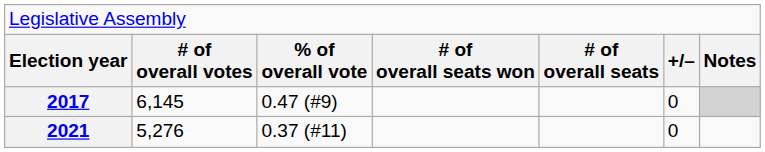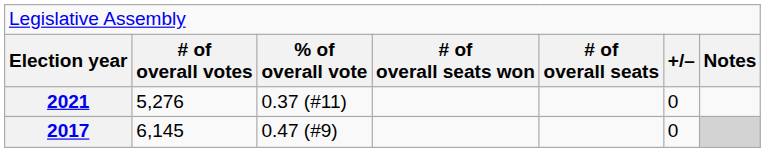rows swapped: (68, 101) <-> (68, 131)
